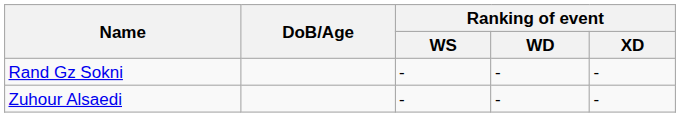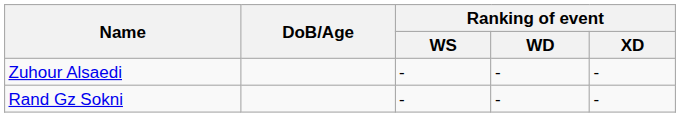rows swapped: (65, 99) <-> (66, 72)
